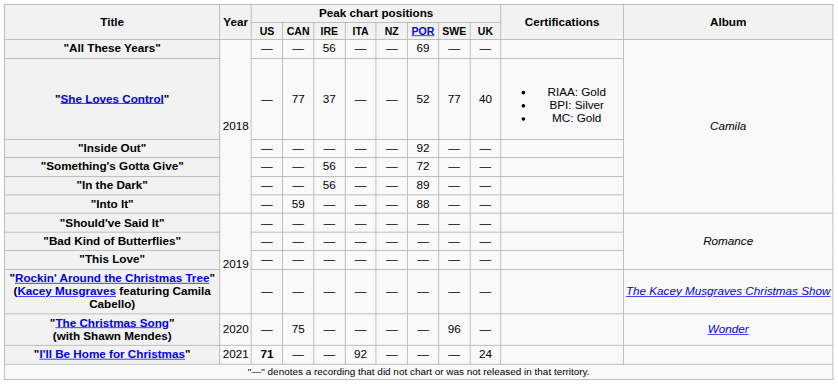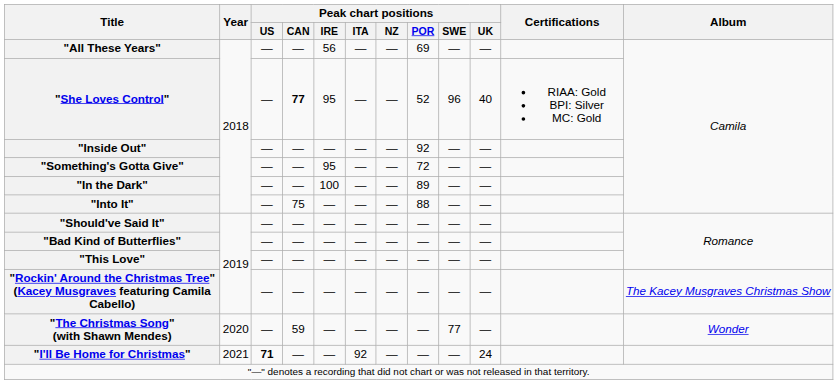(298, 98) normal -> (298, 98) bold
(329, 98) 37 -> (329, 98) 95
(454, 98) 77 -> (454, 98) 96
(329, 167) 56 -> (329, 167) 95
(329, 185) 56 -> (329, 185) 100
(298, 204) 59 -> (298, 204) 75
(298, 329) 75 -> (298, 329) 59
(454, 329) 96 -> (454, 329) 77
